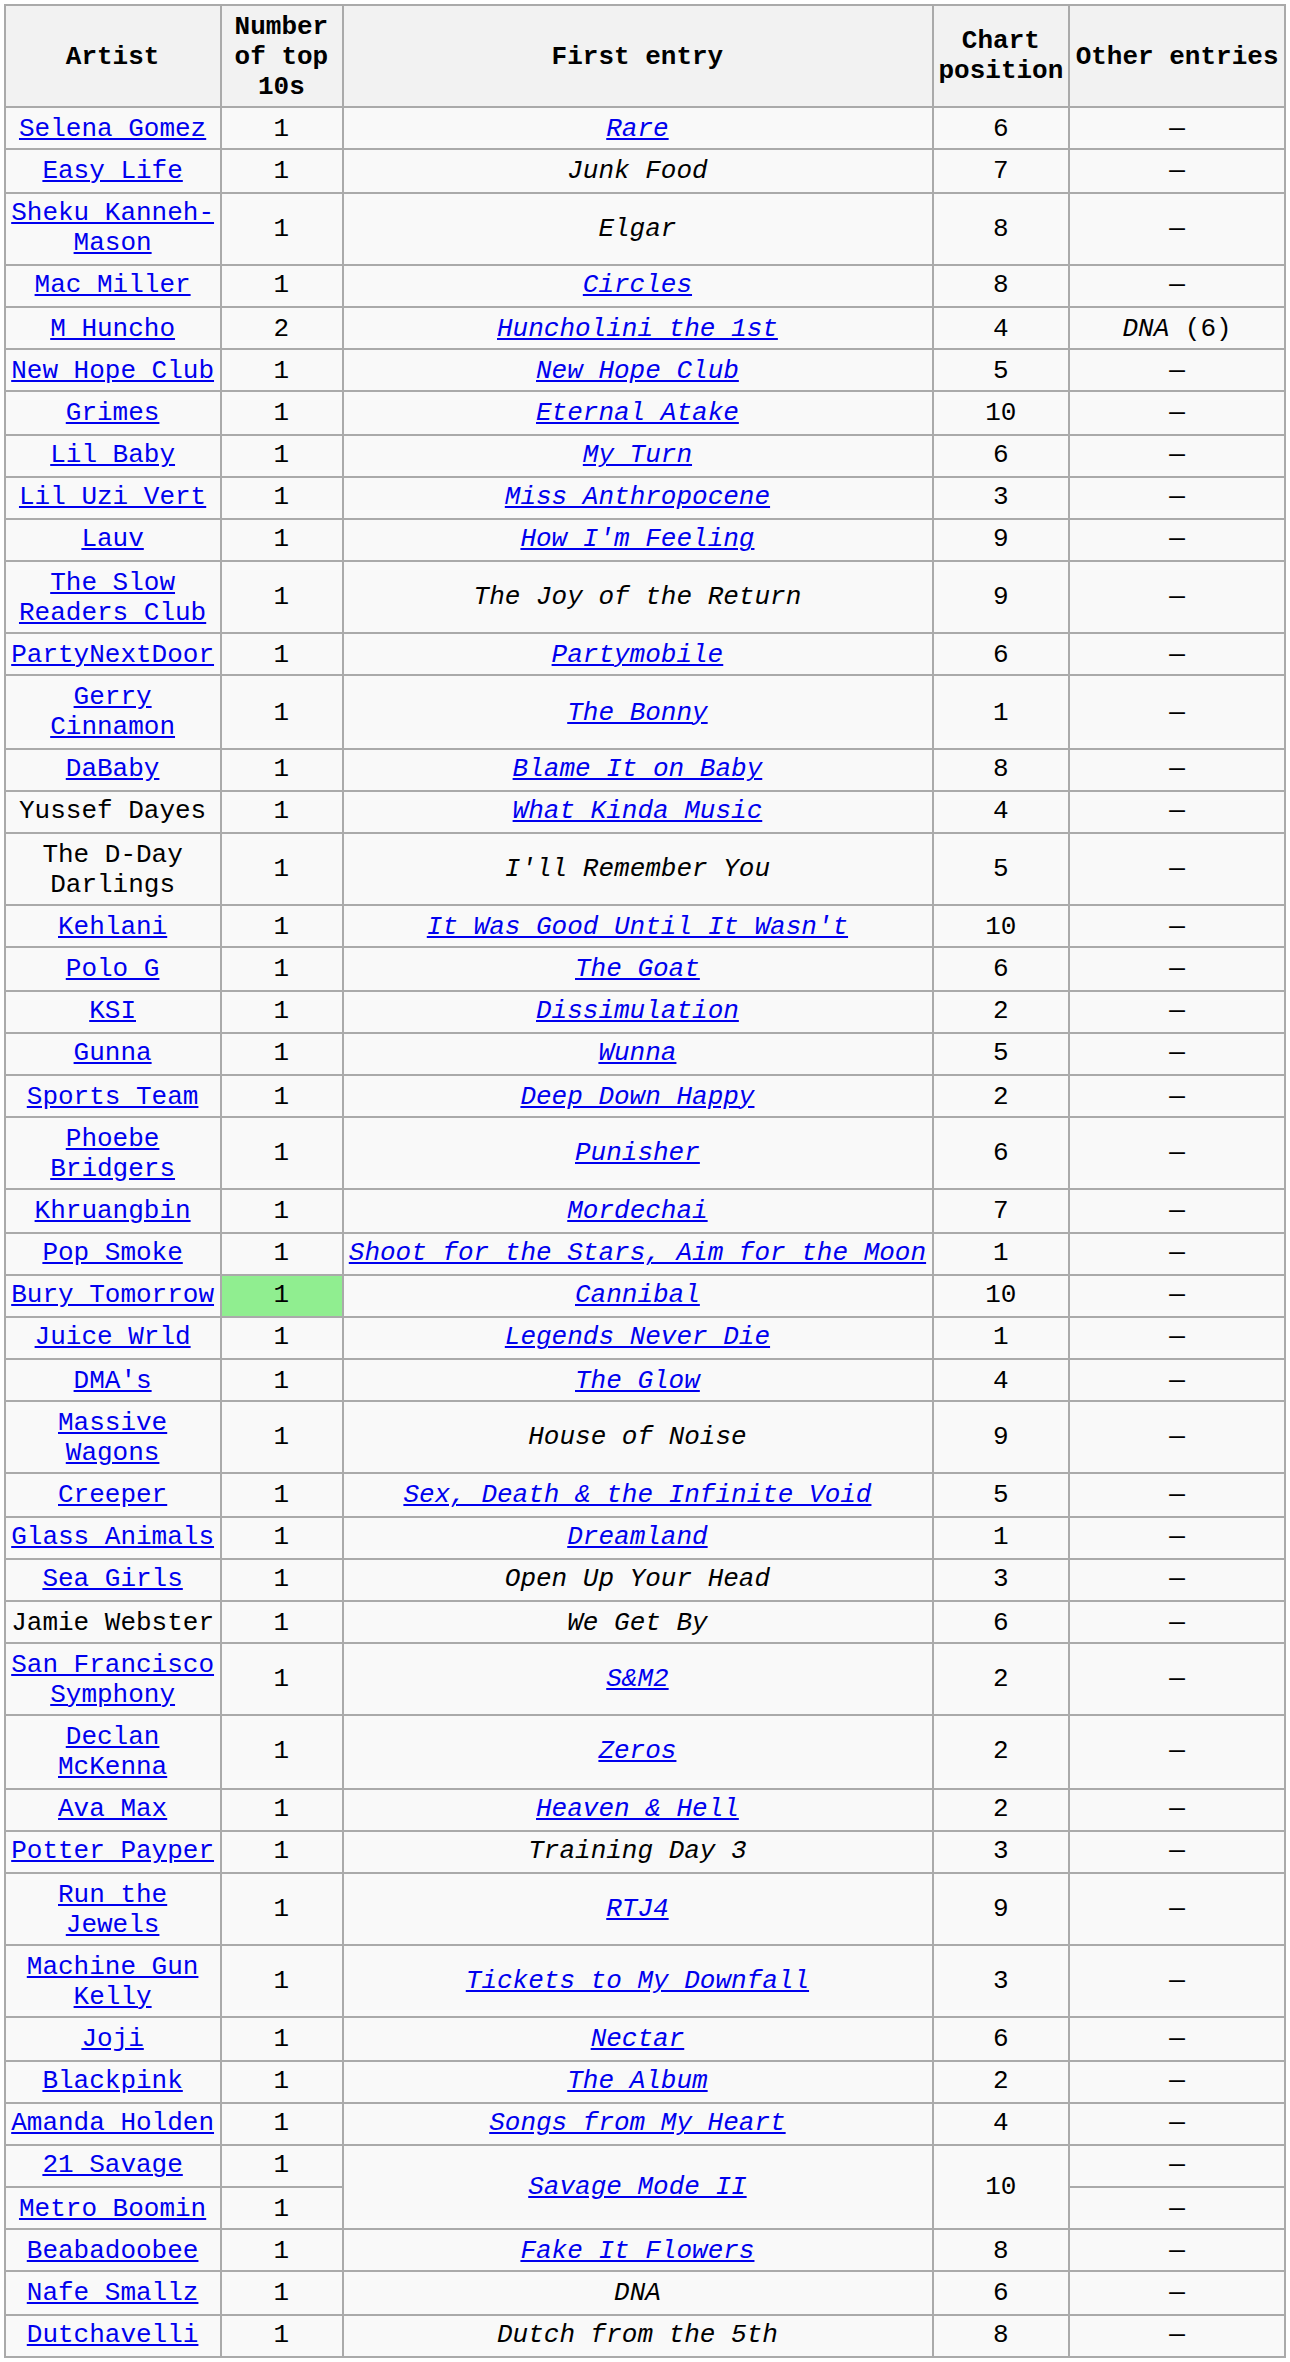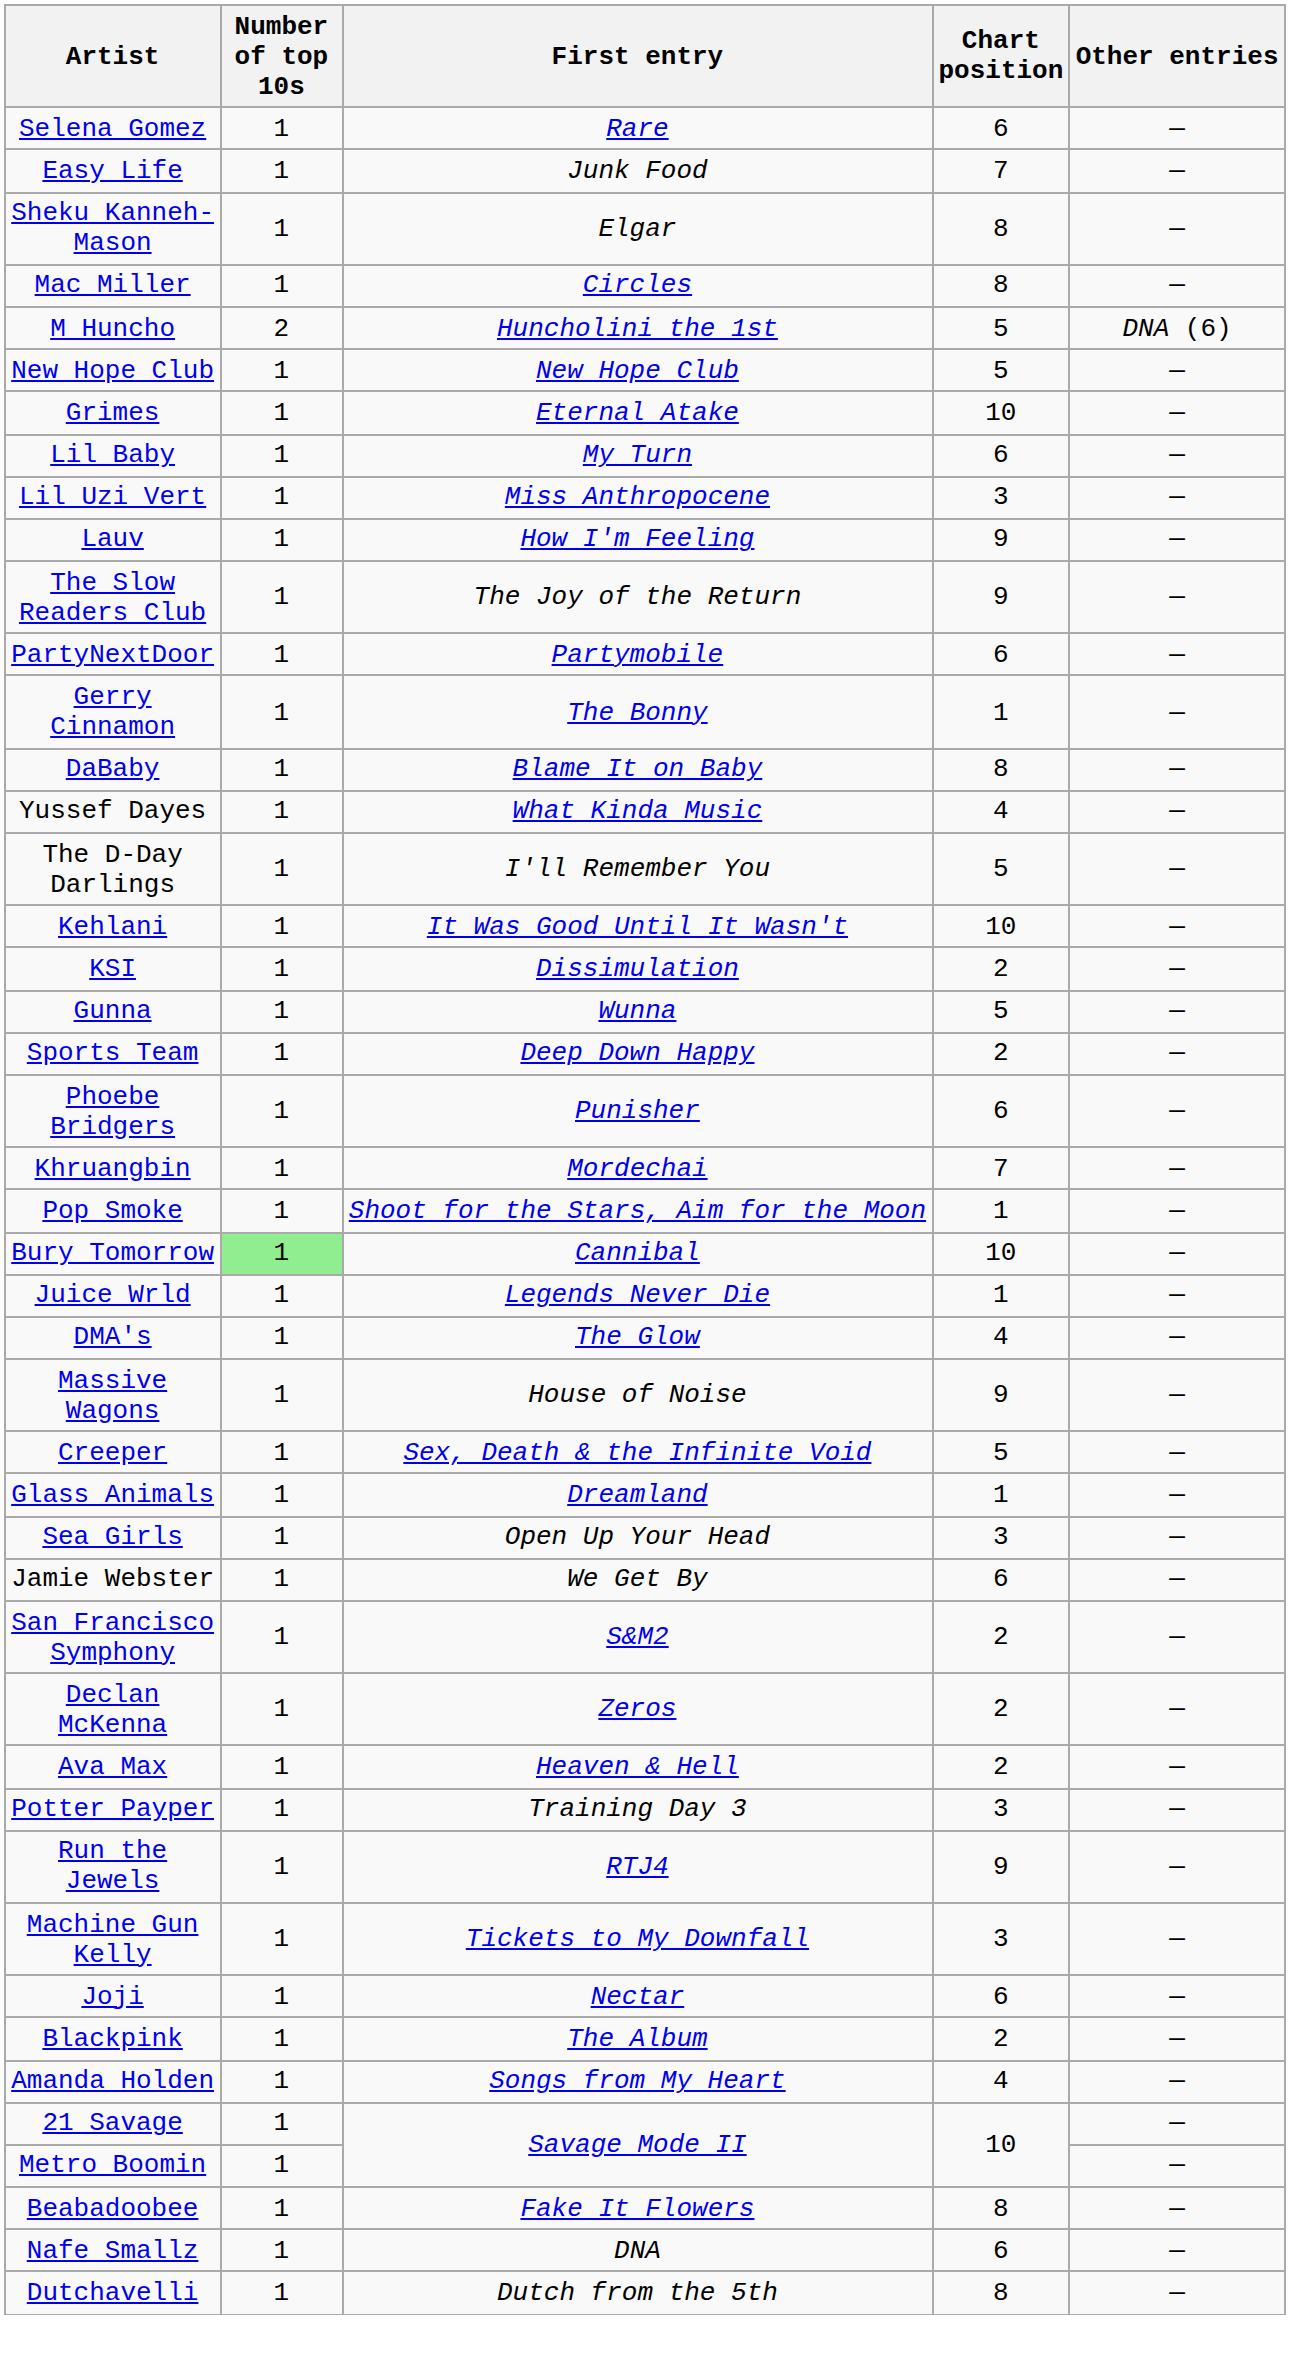(1001, 328) 4 -> (1001, 328) 5
- row: (113, 969)
